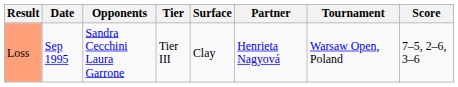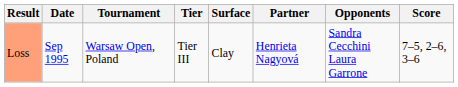columns swapped: (353, 13) <-> (120, 13)
